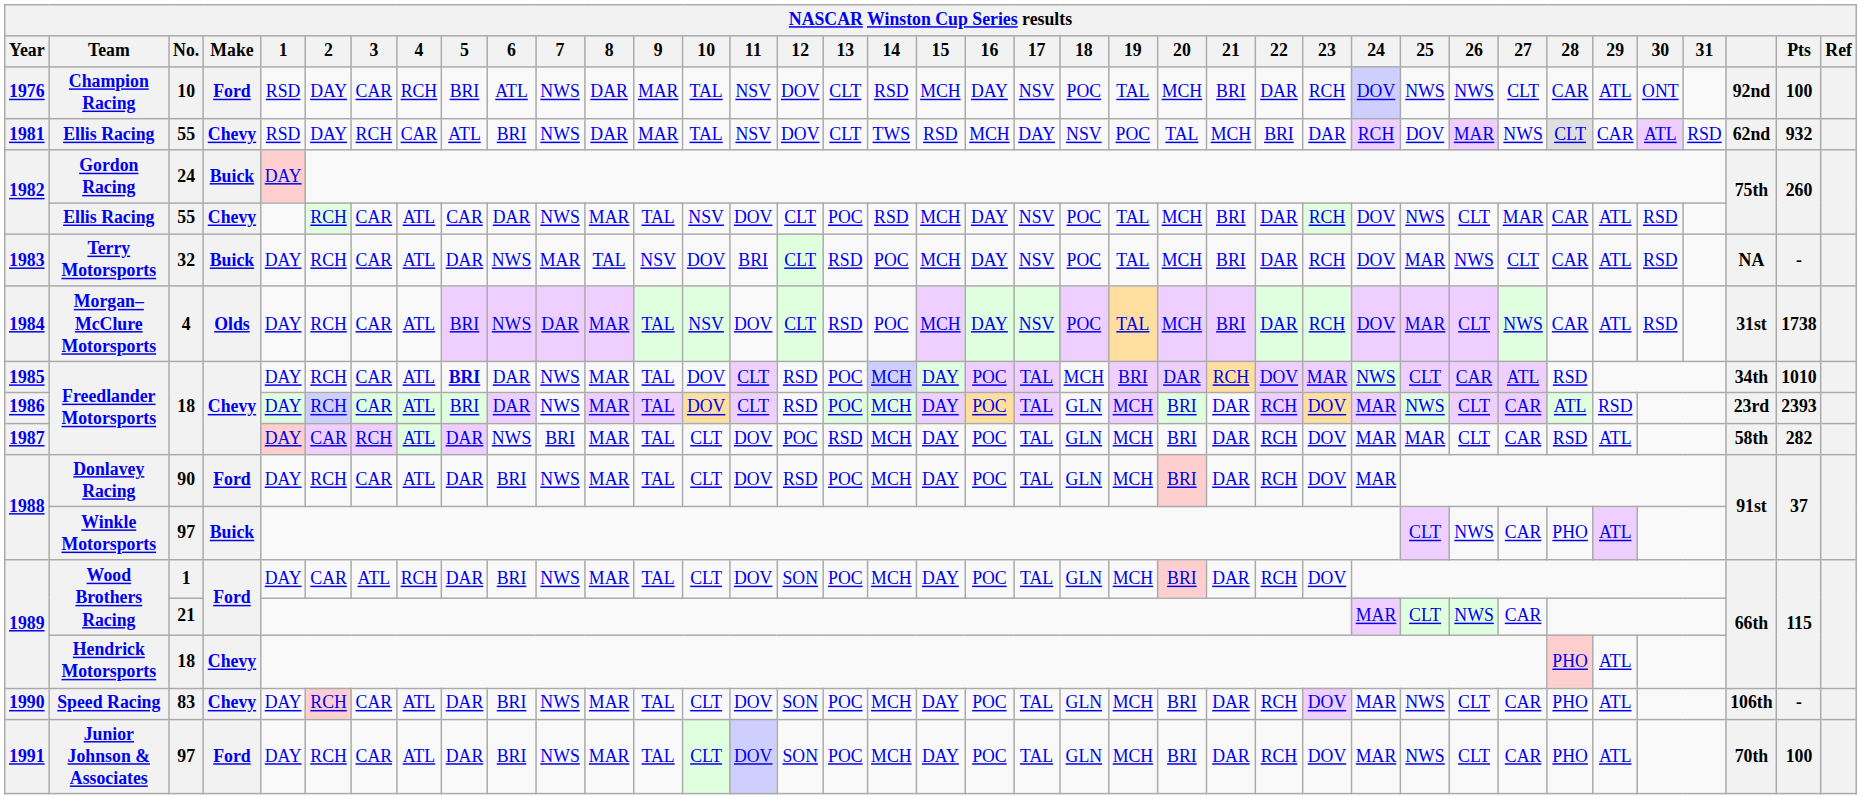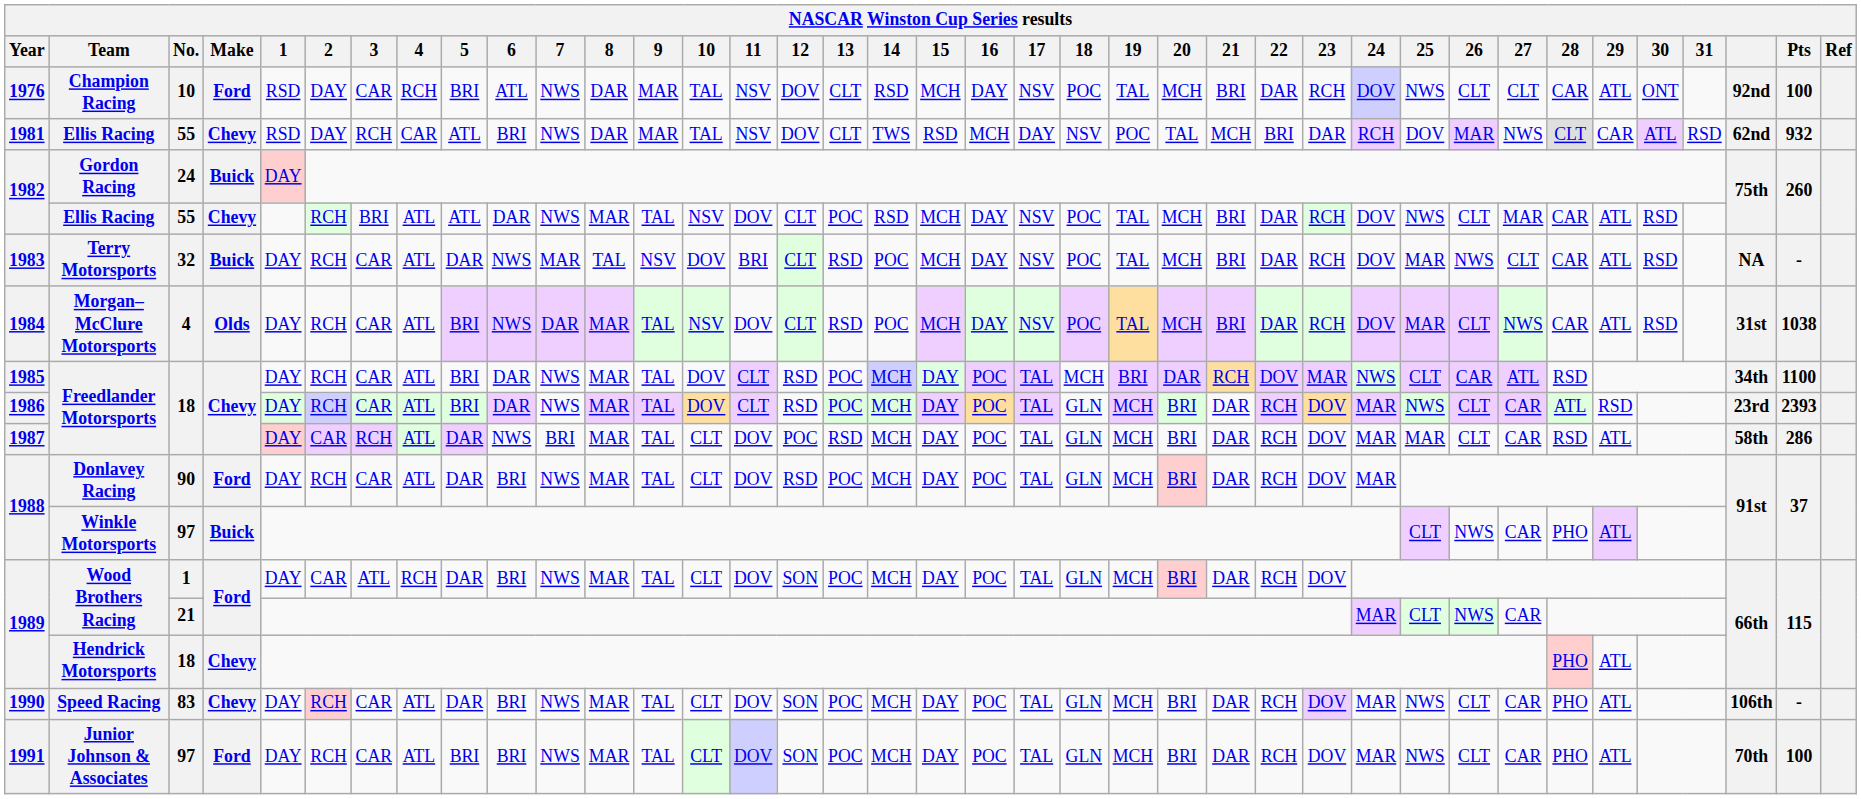(1474, 92) NWS -> (1474, 92) CLT
(374, 218) CAR -> (374, 218) BRI
(464, 218) CAR -> (464, 218) ATL
(1799, 323) 1738 -> (1799, 323) 1038
(464, 376) bold -> (464, 376) normal
(1799, 376) 1010 -> (1799, 376) 1100
(1799, 438) 282 -> (1799, 438) 286
(464, 756) DAR -> (464, 756) BRI
